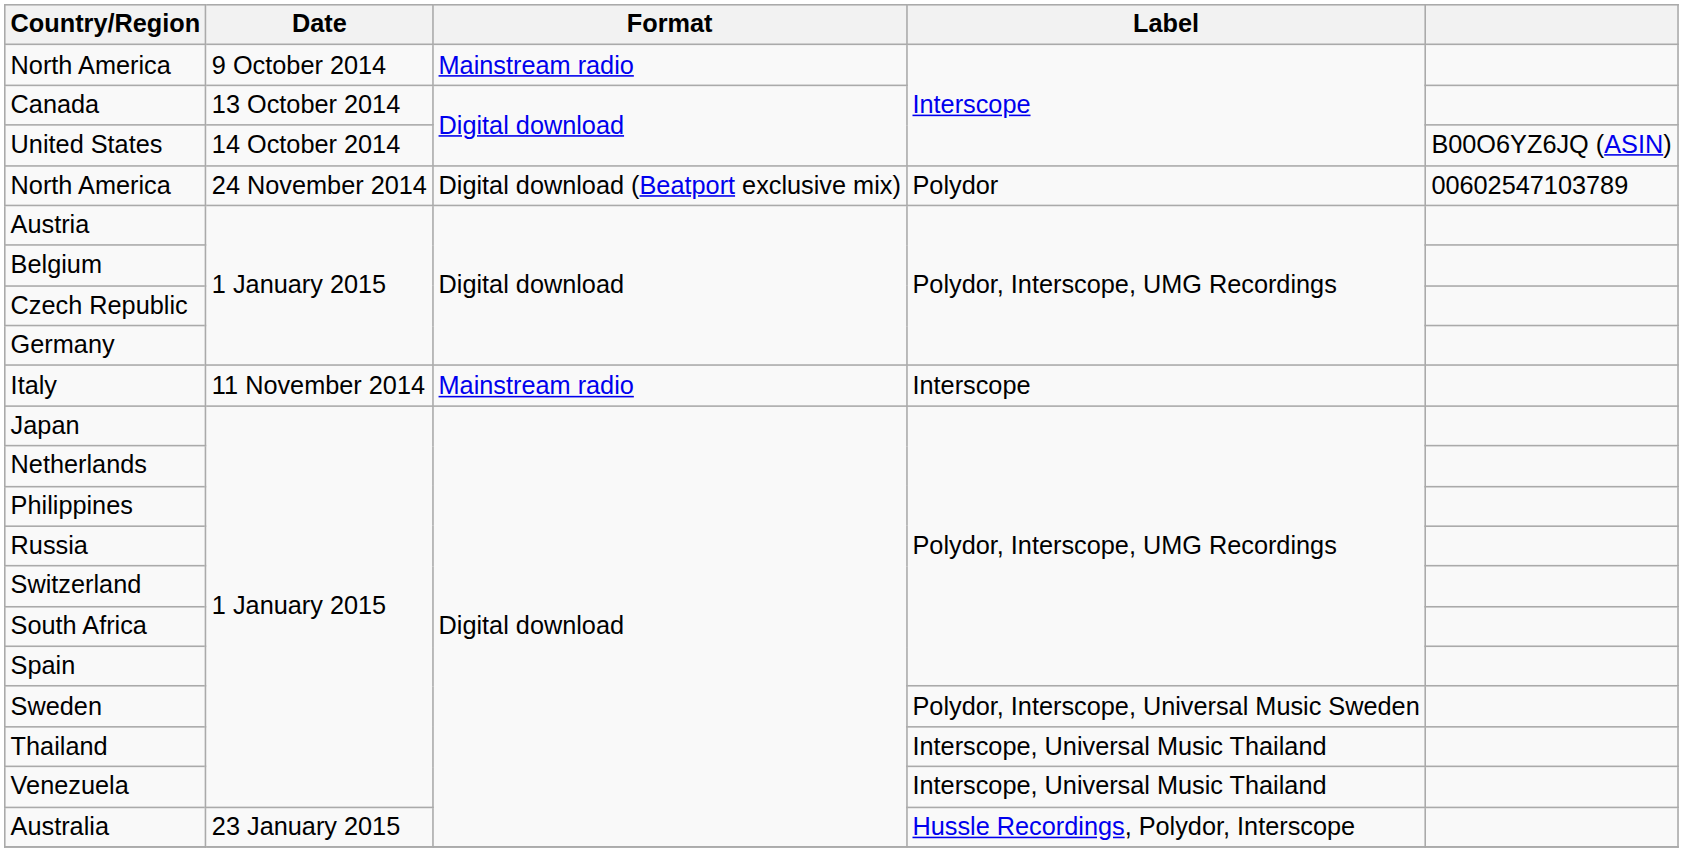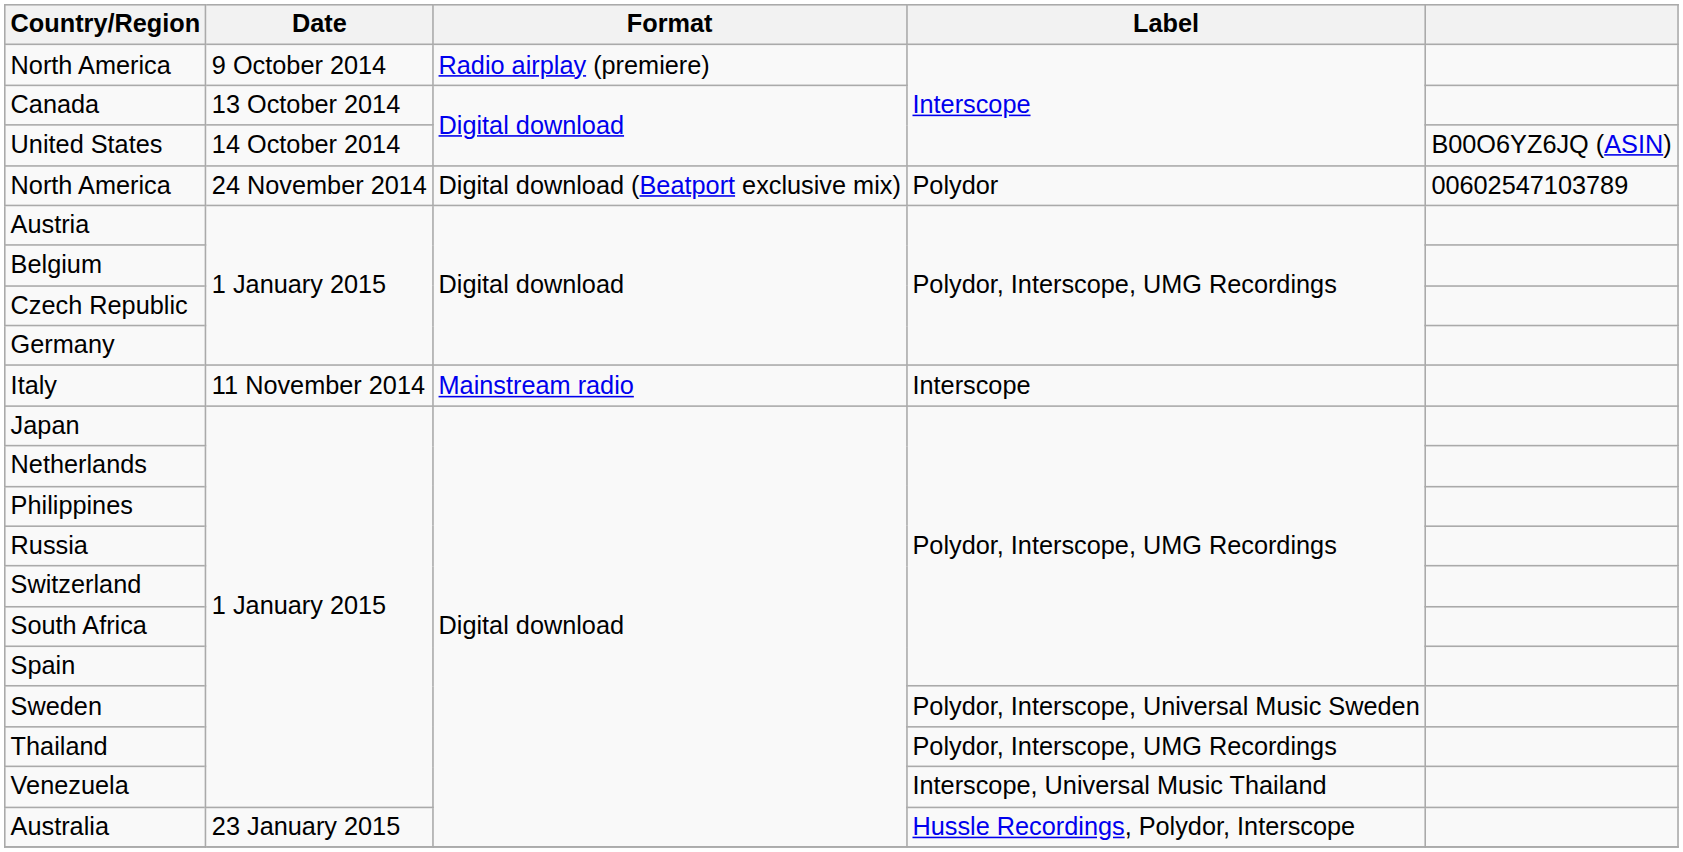(536, 64) Mainstream radio -> (574, 64) Radio airplay (premiere)
(1119, 746) Interscope, Universal Music Thailand -> (1125, 746) Polydor, Interscope, UMG Recordings
